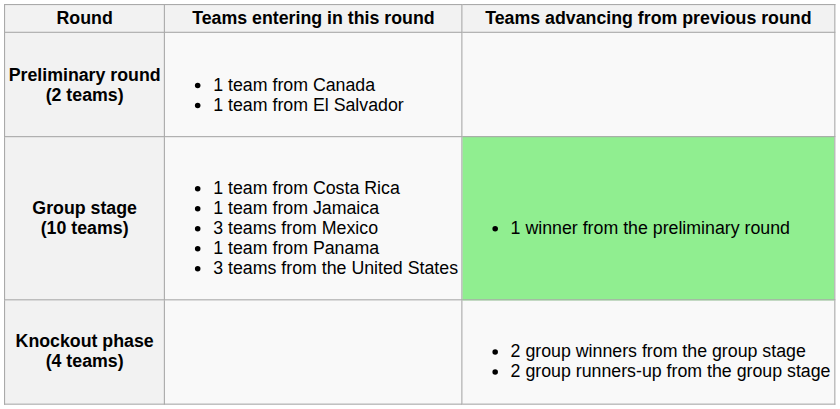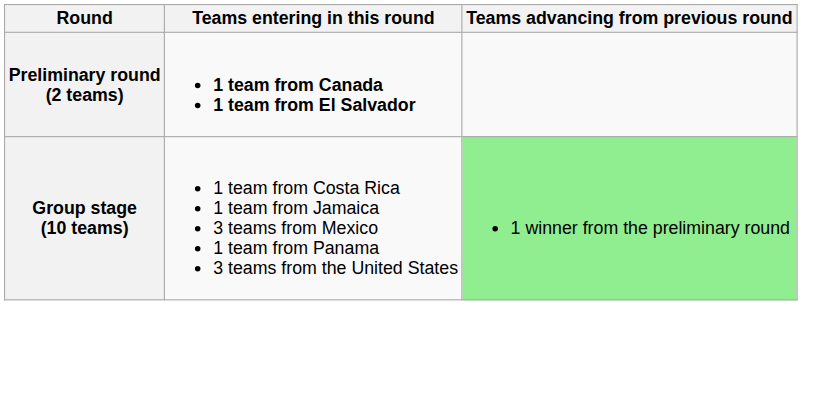(313, 95) normal -> (313, 95) bold
- row: (85, 351)
